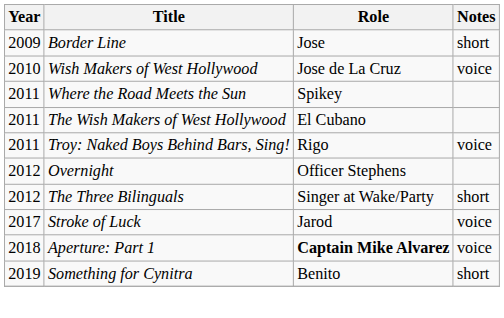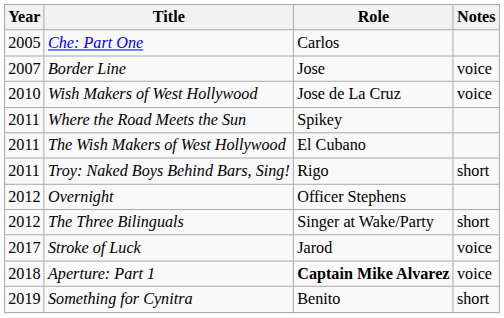+ row: (96, 42)
(24, 42) 2009 -> (24, 68) 2007
(473, 42) short -> (474, 68) voice
(474, 145) voice -> (473, 171) short
